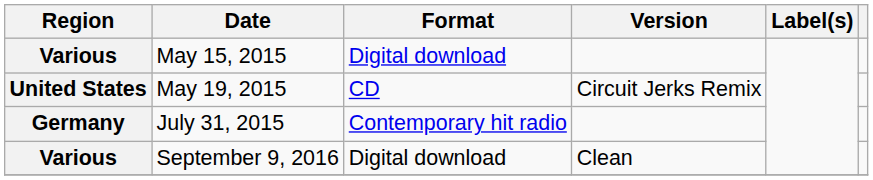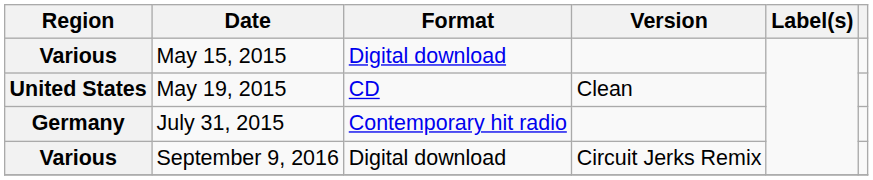(669, 89) Circuit Jerks Remix -> (605, 89) Clean
(605, 157) Clean -> (669, 157) Circuit Jerks Remix
